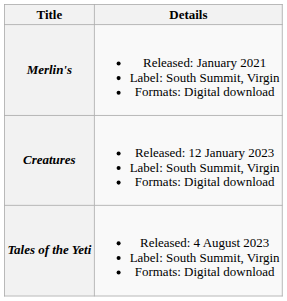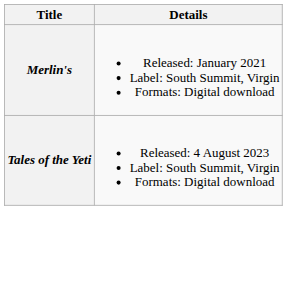- row: (49, 160)
